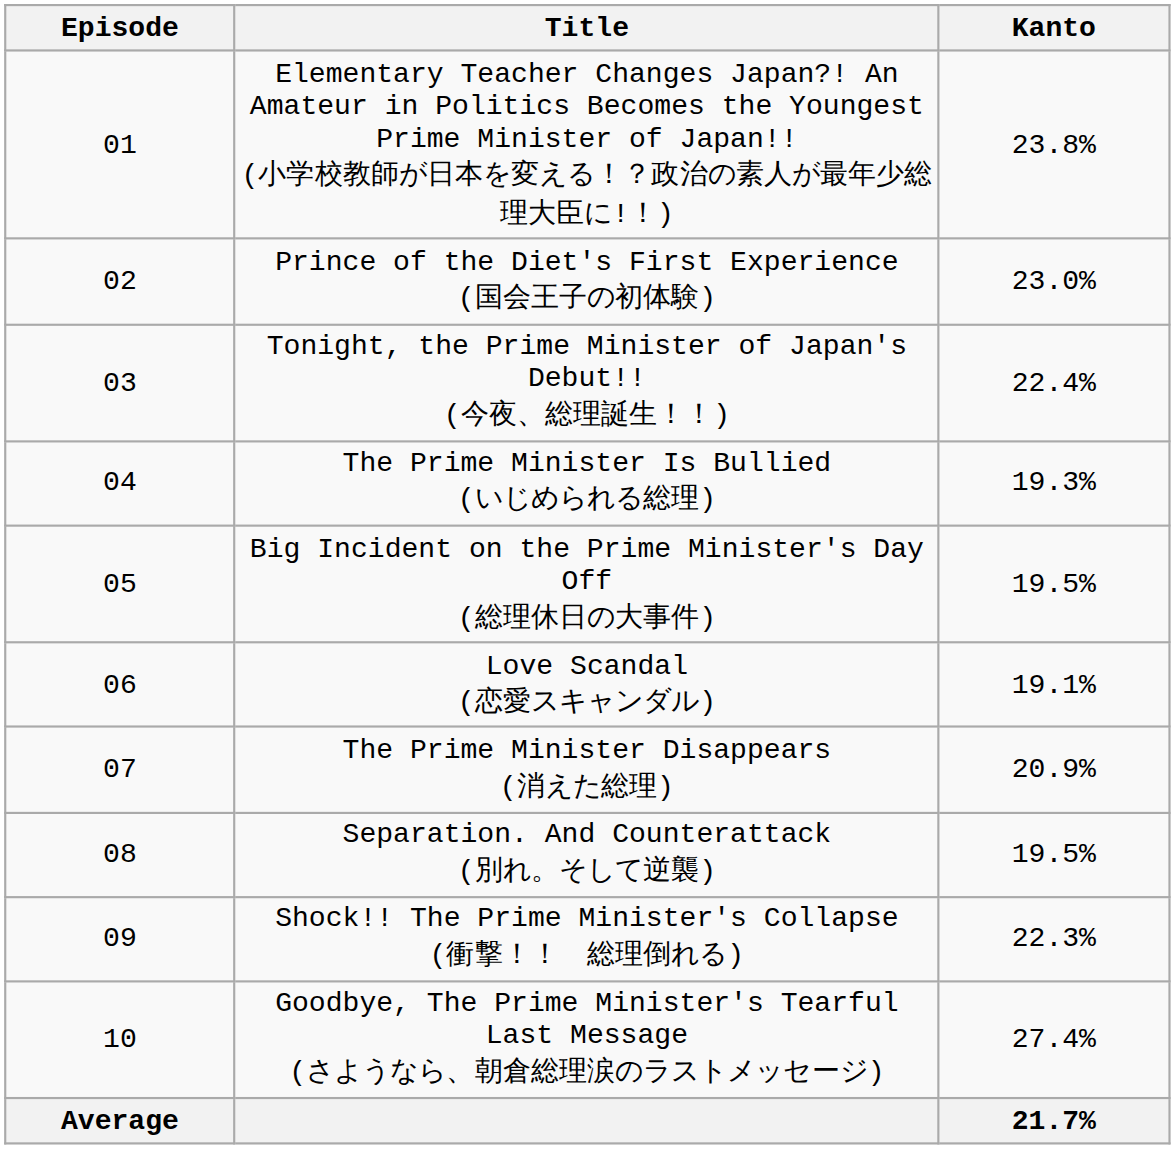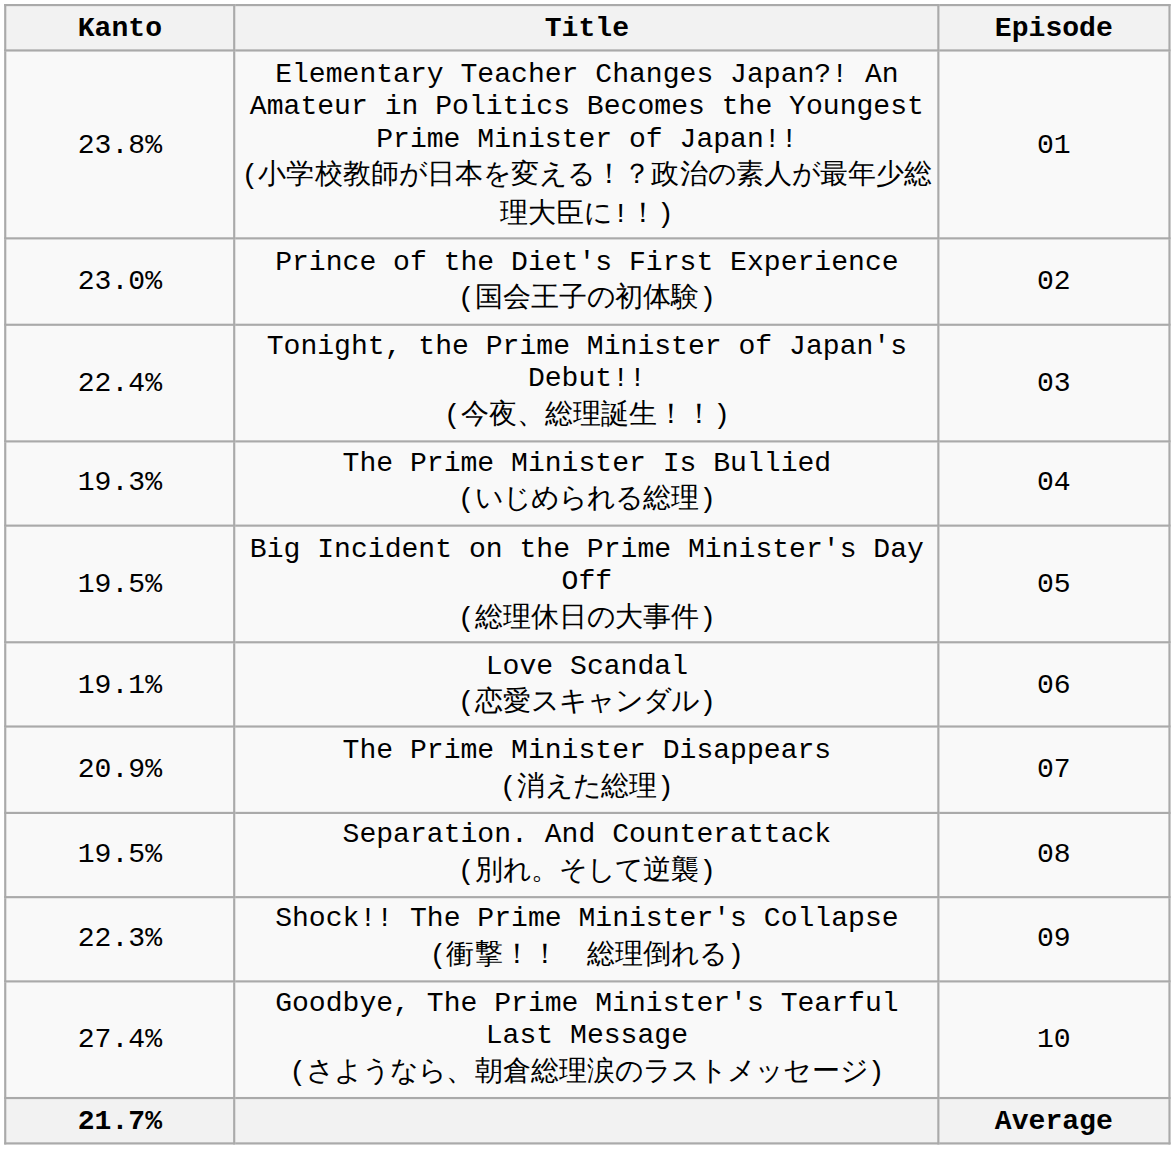columns swapped: (120, 28) <-> (1054, 28)
